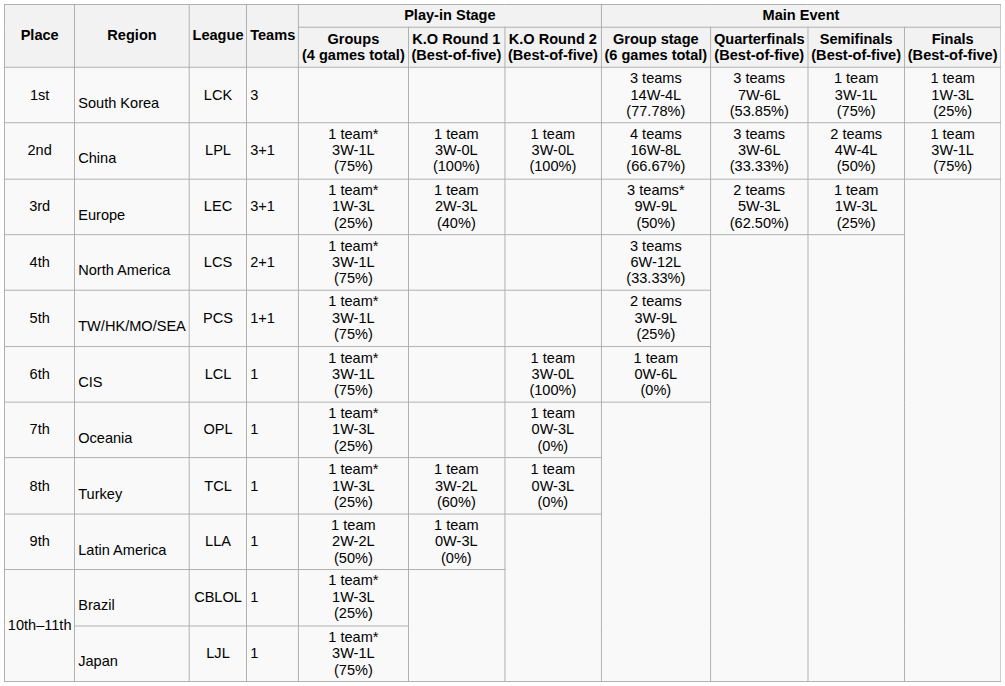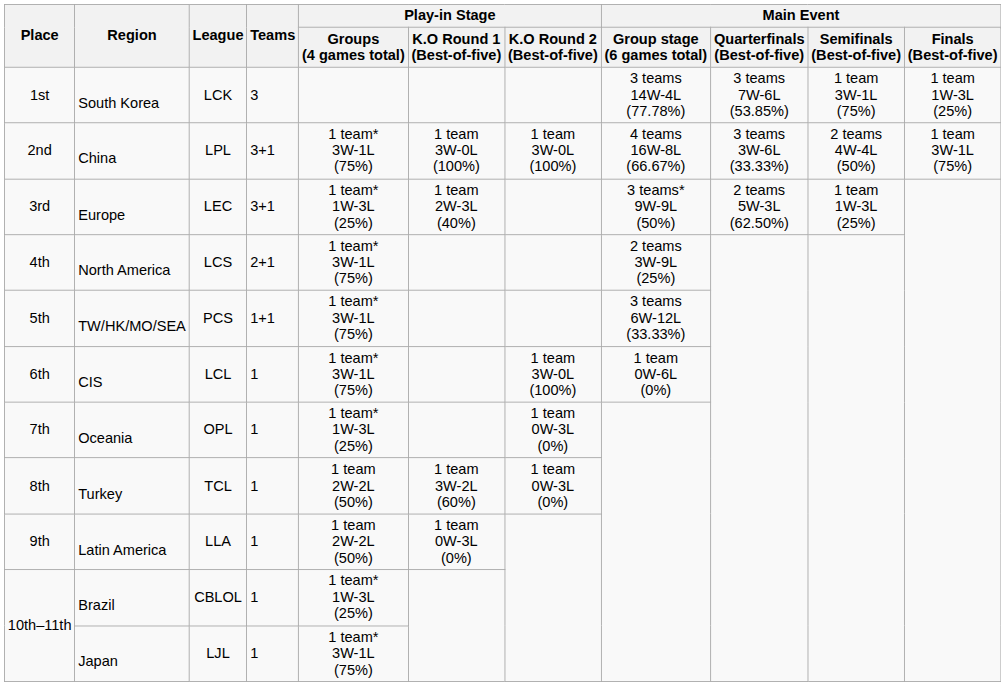(656, 262) 3 teams 6W-12L (33.33%) -> (656, 262) 2 teams 3W-9L (25%)
(656, 318) 2 teams 3W-9L (25%) -> (656, 318) 3 teams 6W-12L (33.33%)
(353, 485) 1 team* 1W-3L (25%) -> (353, 485) 1 team 2W-2L (50%)
